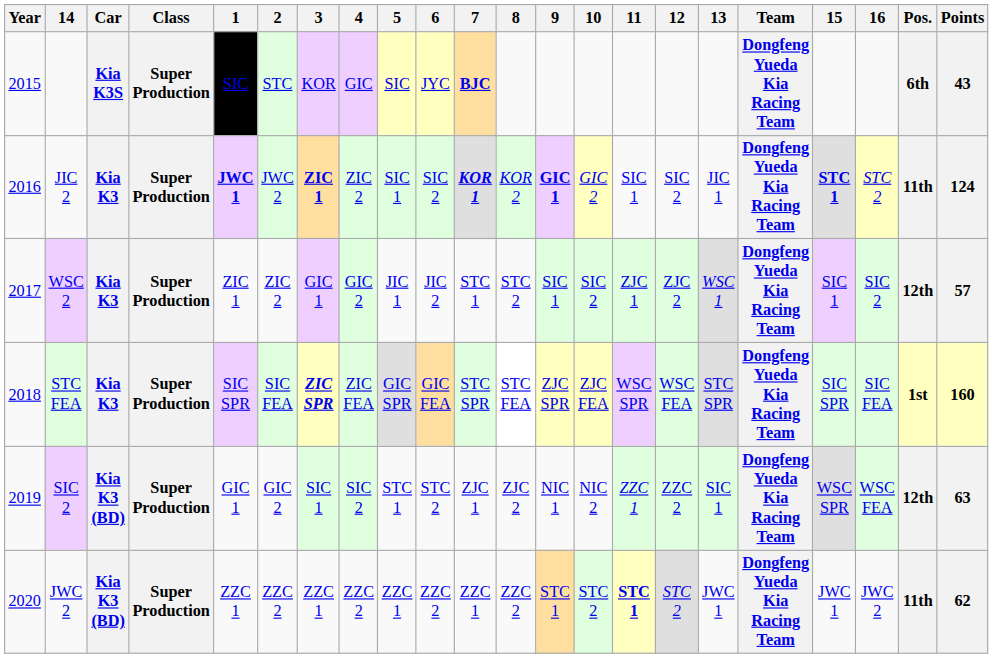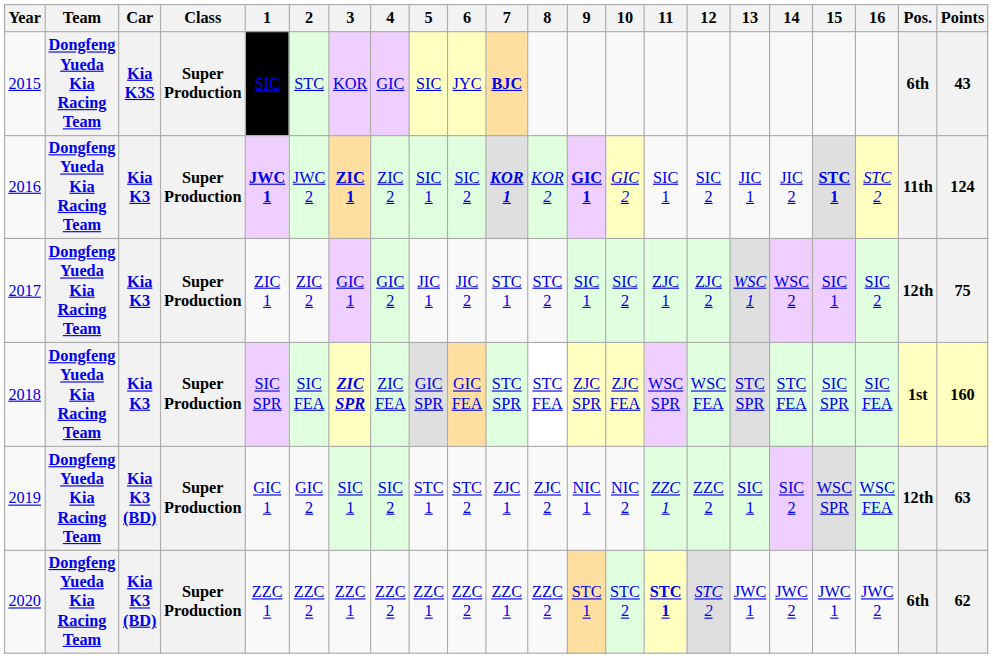columns swapped: (776, 18) <-> (66, 18)
(963, 290) 57 -> (963, 290) 75
(918, 601) 11th -> (918, 601) 6th
